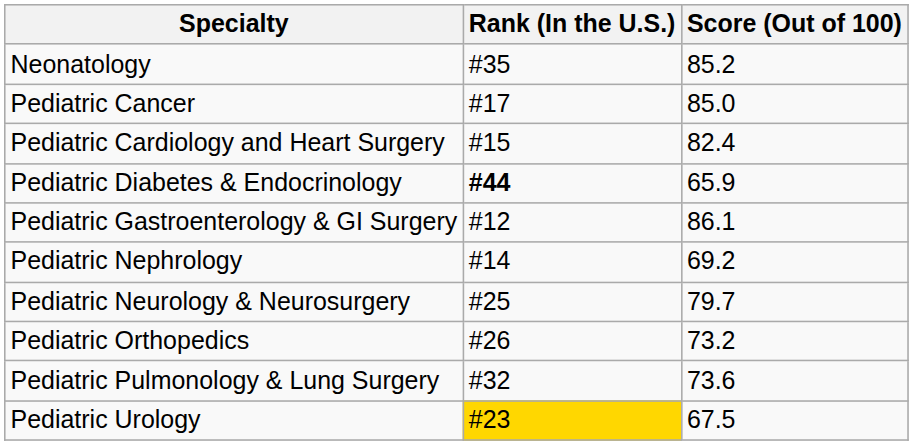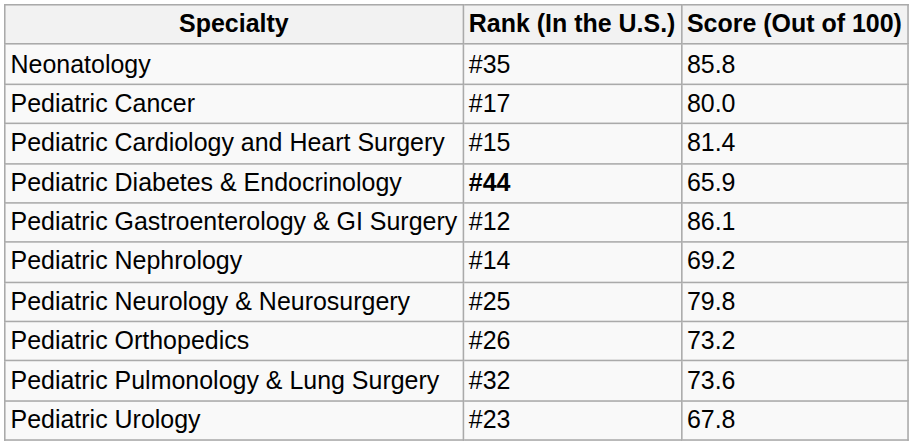(711, 63) 85.2 -> (711, 63) 85.8
(711, 103) 85.0 -> (711, 103) 80.0
(711, 143) 82.4 -> (711, 143) 81.4
(711, 301) 79.7 -> (711, 301) 79.8
(490, 420) gold background -> (490, 420) no background
(711, 420) 67.5 -> (711, 420) 67.8
